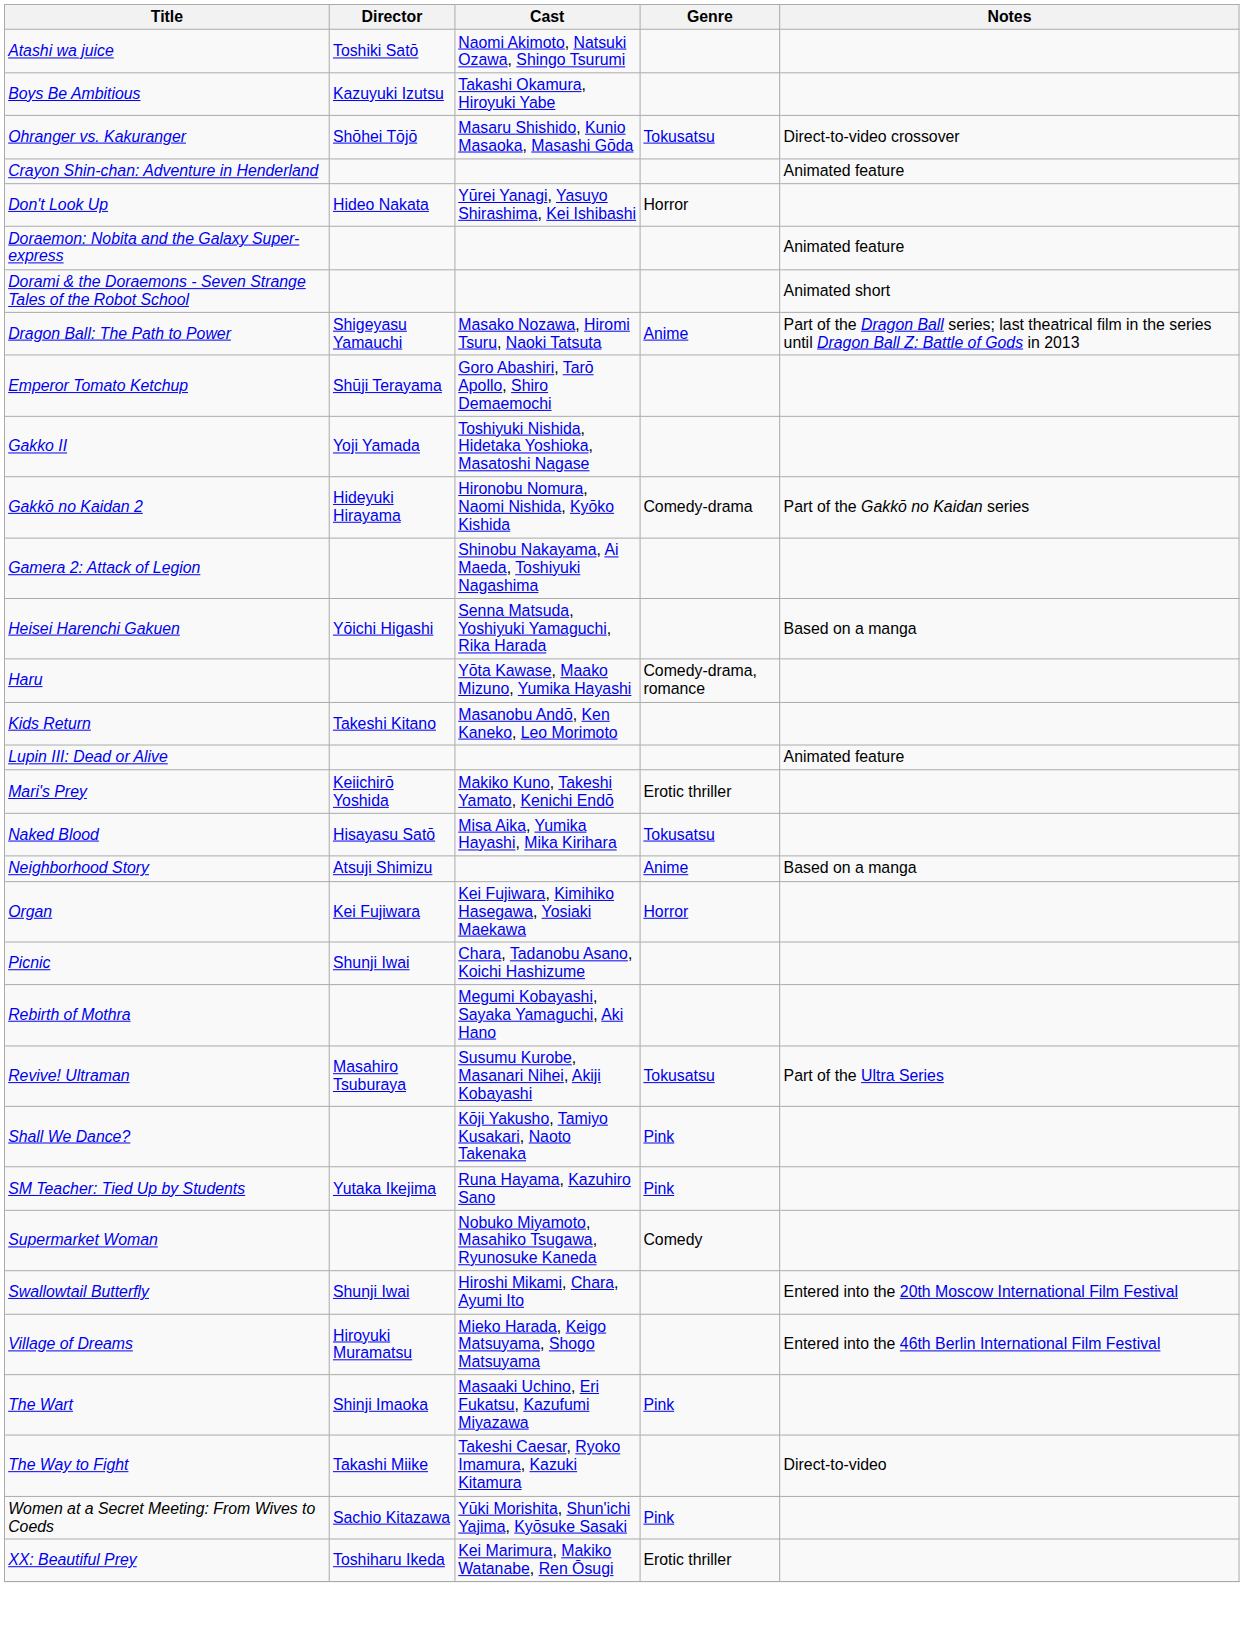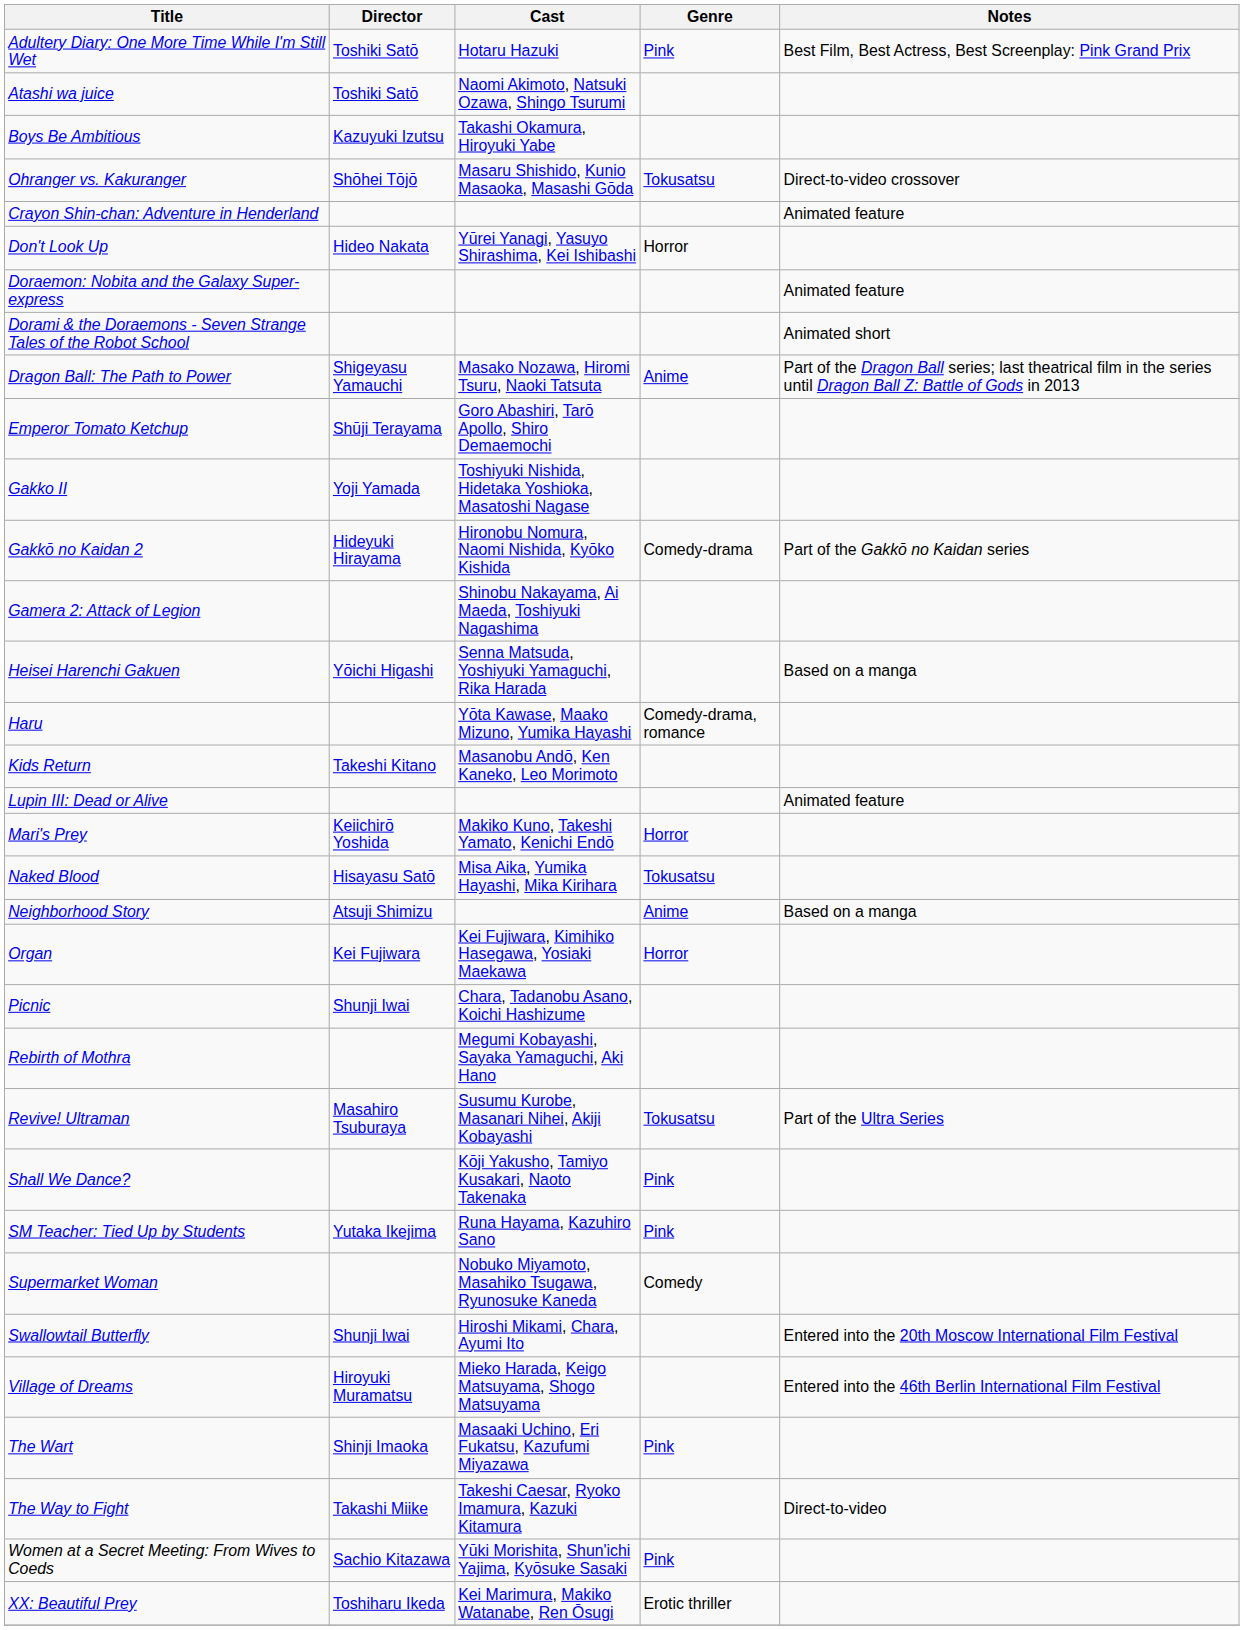+ row: (167, 51)
(687, 791) Erotic thriller -> (666, 834) Horror
